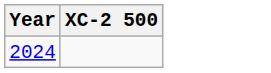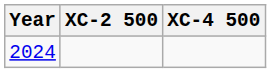+ column: (214, 21)
